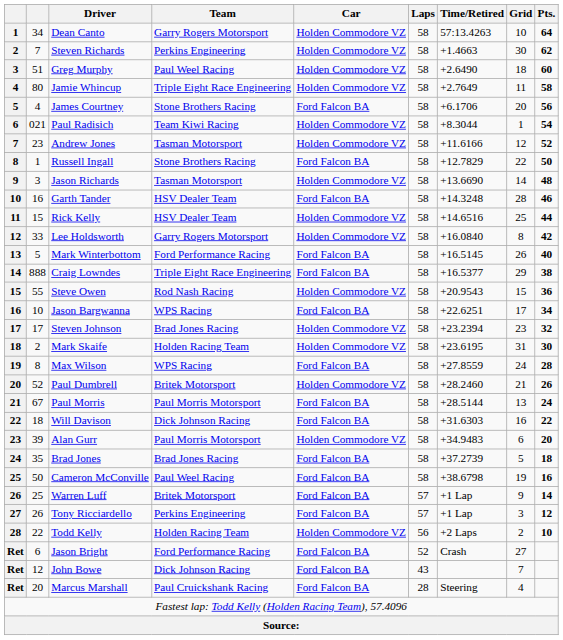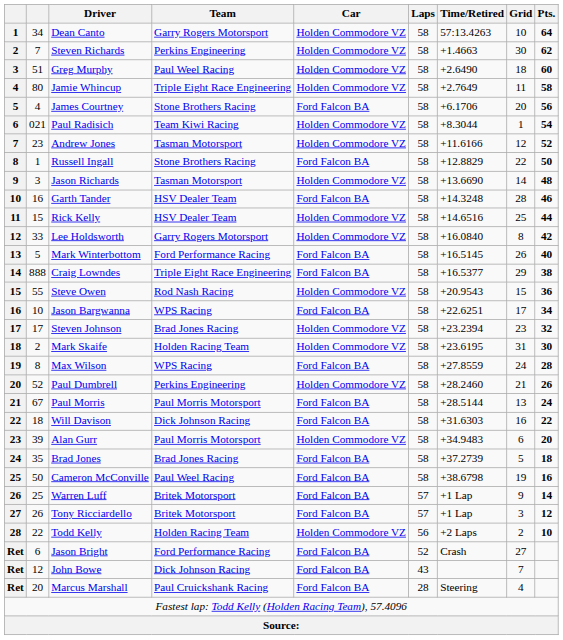(462, 162) +12.7829 -> (462, 162) +12.8829
(195, 384) Britek Motorsport -> (200, 384) Perkins Engineering
(200, 514) Perkins Engineering -> (195, 514) Britek Motorsport
